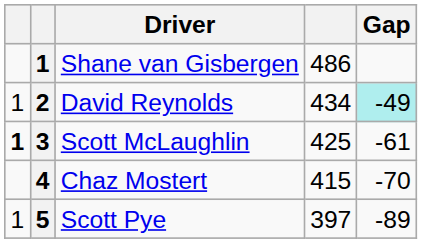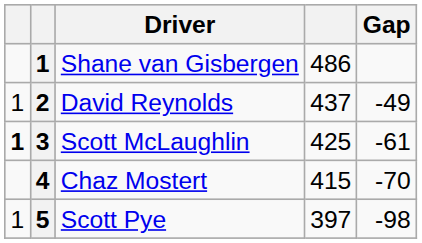(331, 102) 434 -> (331, 102) 437
(393, 102) paleturquoise background -> (393, 102) no background
(393, 219) -89 -> (393, 219) -98
